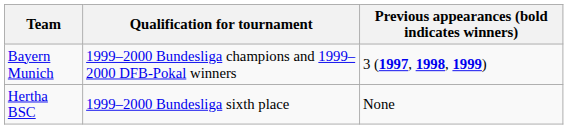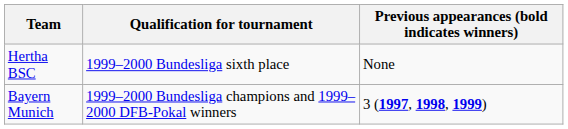rows swapped: (28, 104) <-> (31, 64)
